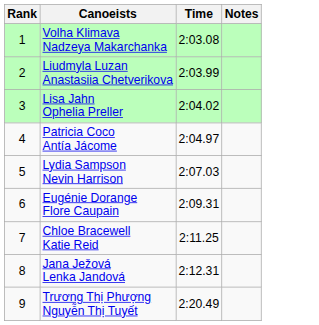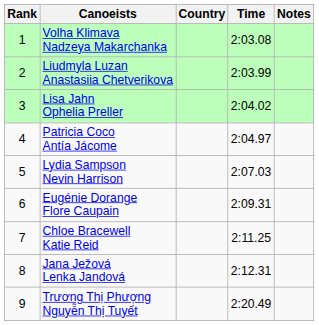+ column: (202, 14)
